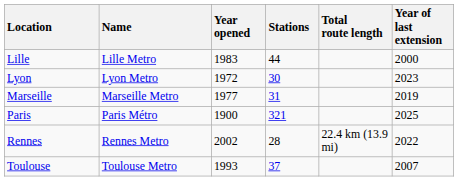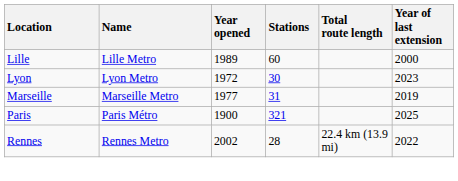(226, 59) 1983 -> (226, 59) 1989
(274, 59) 44 -> (274, 59) 60
- row: (29, 166)
